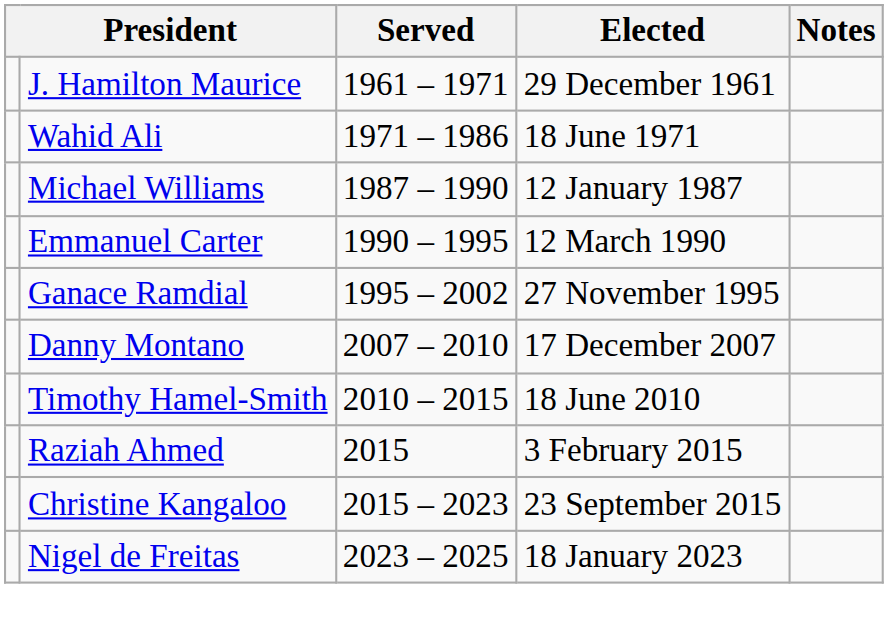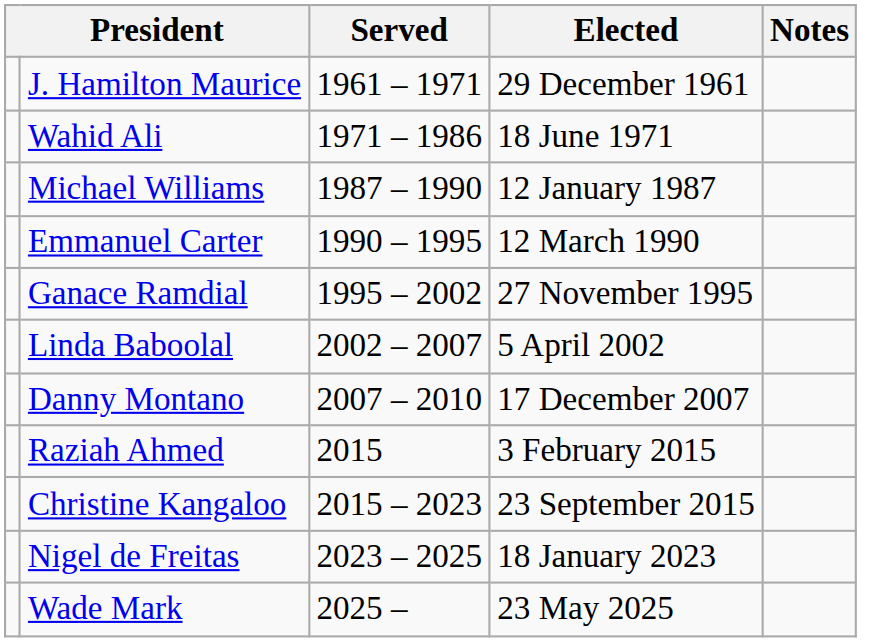+ row: (130, 345)
- row: (178, 398)
+ row: (105, 608)
